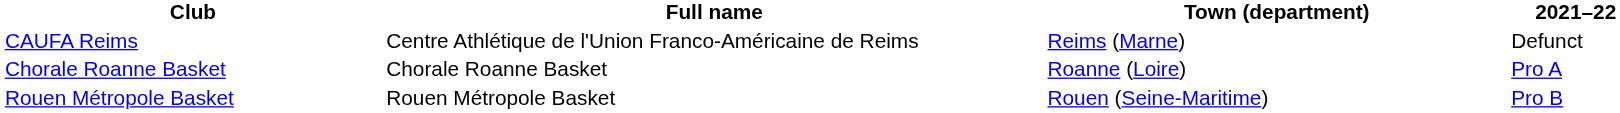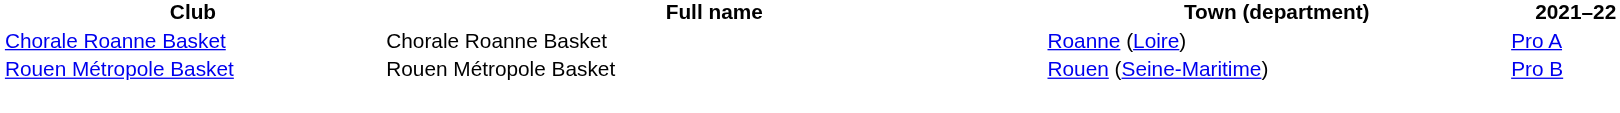- row: (71, 41)
